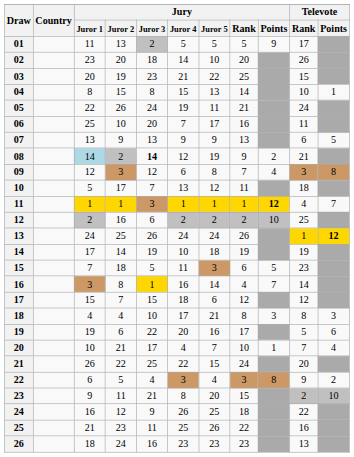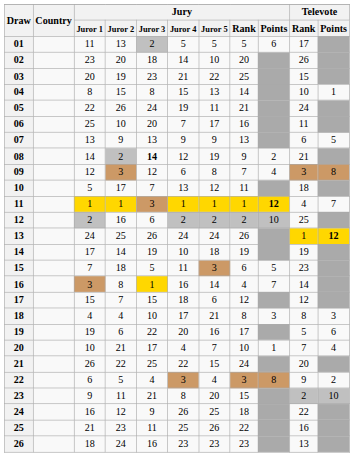(274, 44) 9 -> (274, 44) 6
(90, 156) lightblue background -> (90, 156) no background
